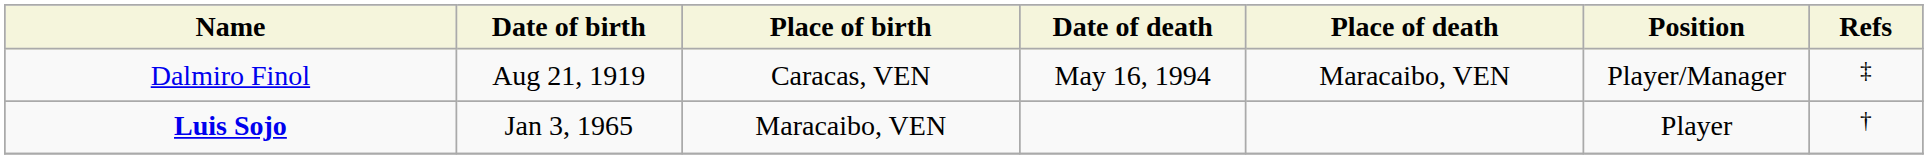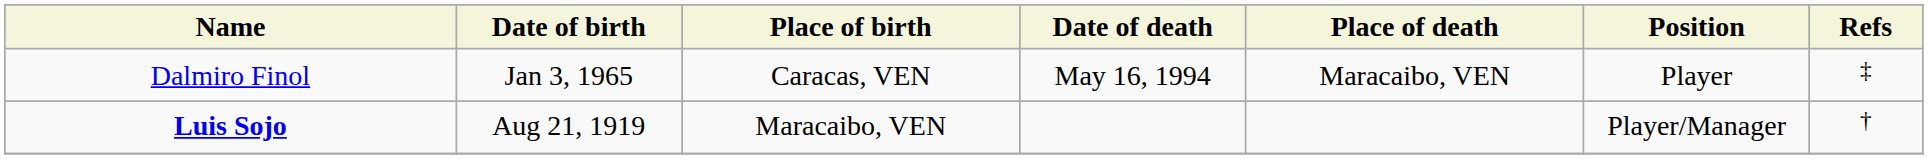(569, 74) Aug 21, 1919 -> (569, 74) Jan 3, 1965
(1697, 74) Player/Manager -> (1697, 74) Player
(569, 126) Jan 3, 1965 -> (569, 126) Aug 21, 1919
(1697, 126) Player -> (1697, 126) Player/Manager
